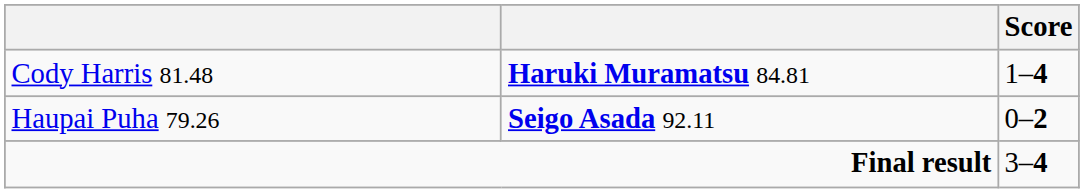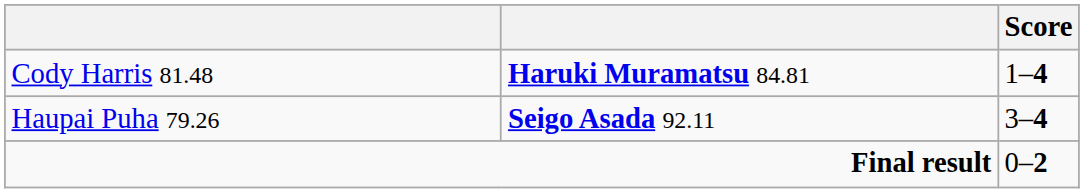(1026, 118) 0–2 -> (1026, 118) 3–4
(1026, 163) 3–4 -> (1026, 163) 0–2
